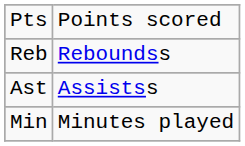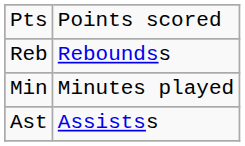rows swapped: (29, 90) <-> (29, 124)
